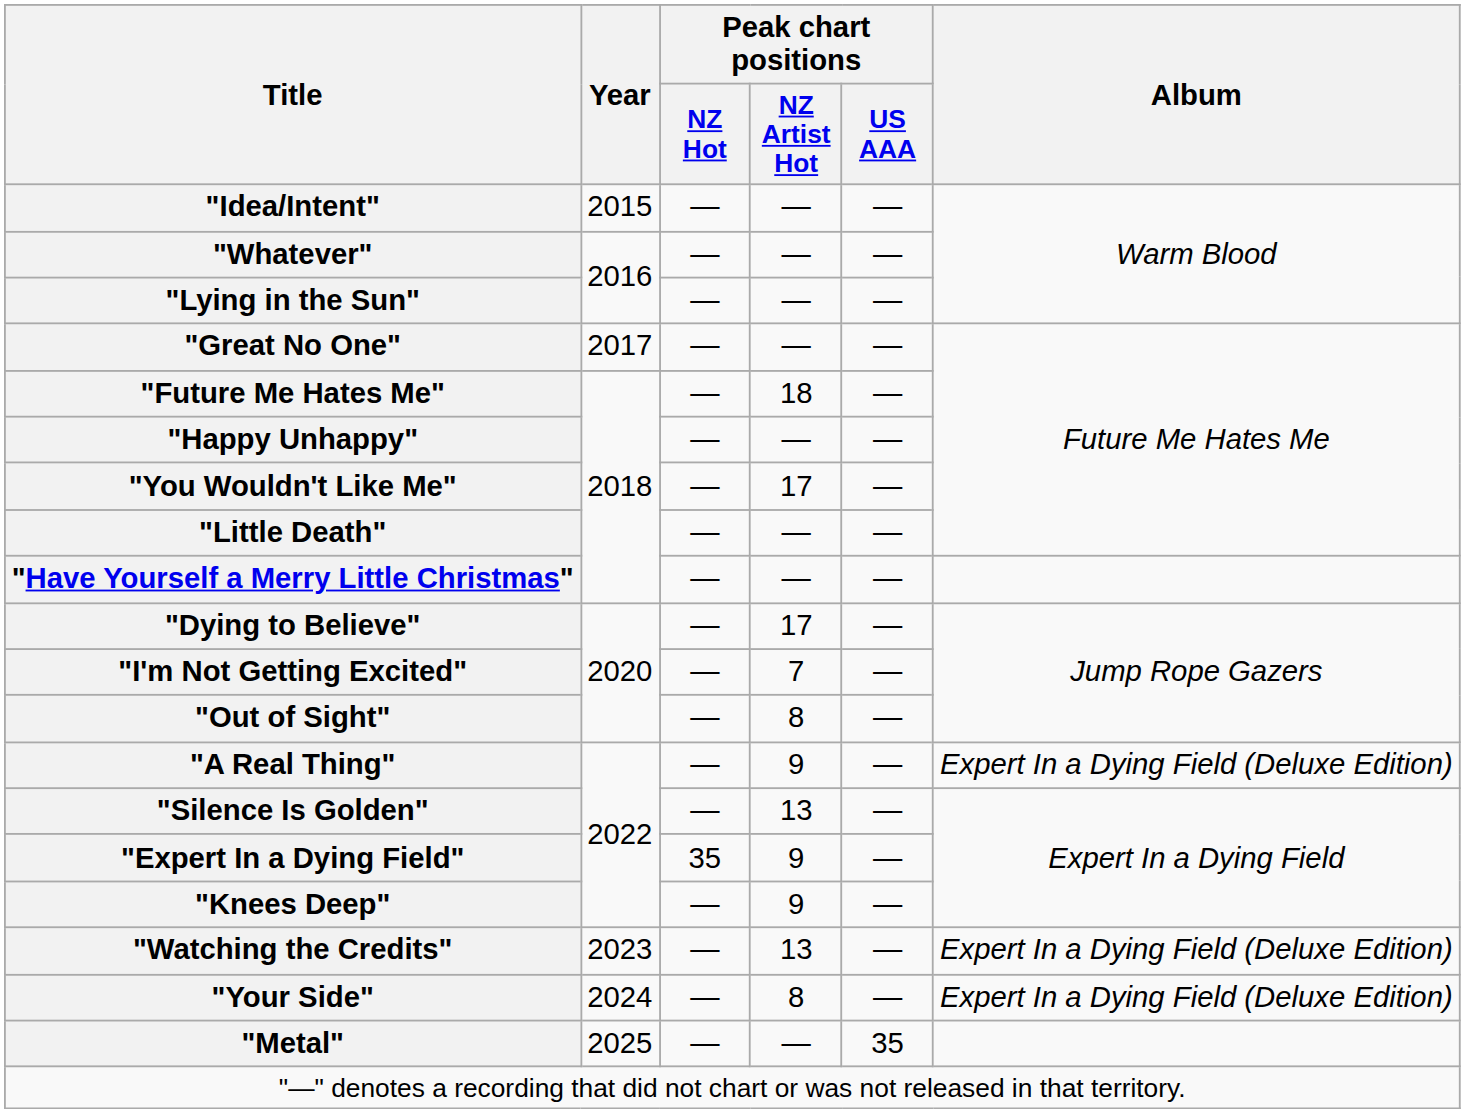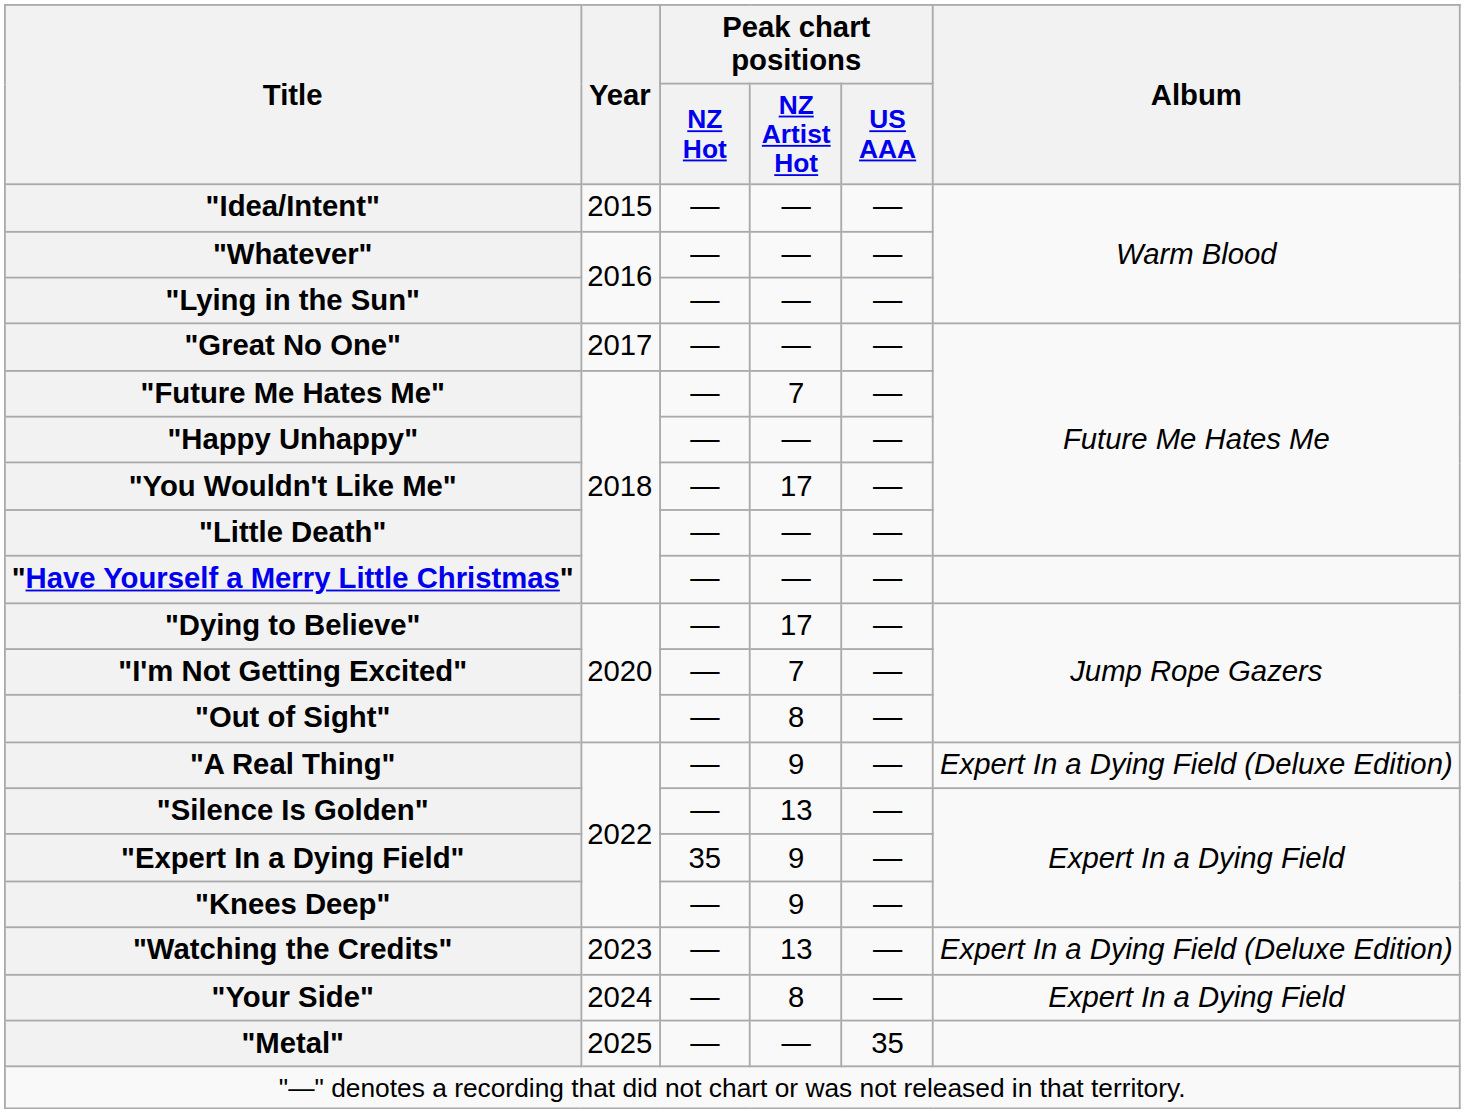(796, 393) 18 -> (796, 393) 7
(1196, 996) Expert In a Dying Field (Deluxe Edition) -> (1196, 996) Expert In a Dying Field
